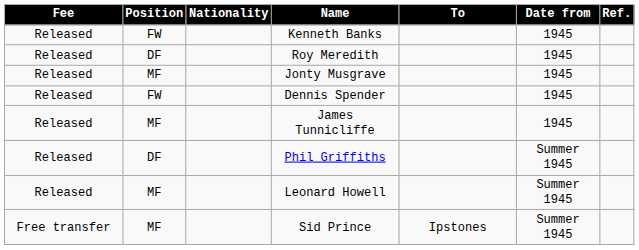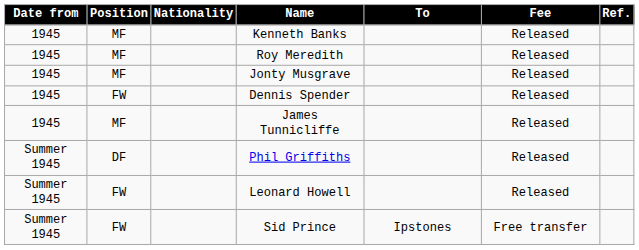columns swapped: (558, 14) <-> (63, 14)
(154, 35) FW -> (119, 35) MF
(154, 55) DF -> (119, 55) MF
(154, 192) MF -> (119, 192) FW
(154, 227) MF -> (119, 227) FW
